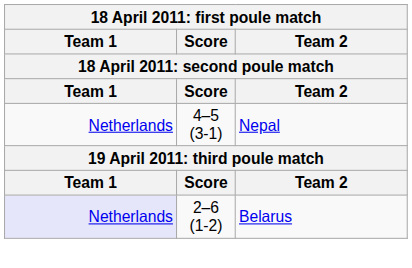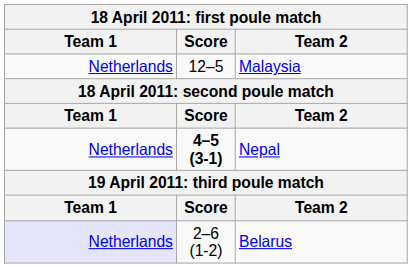+ row: (270, 67)
(206, 125) normal -> (206, 150) bold
